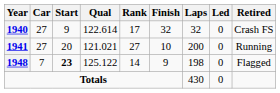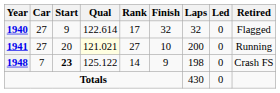(254, 29) Crash FS -> (254, 29) Flagged
(100, 46) no background -> (100, 46) lightyellow background
(254, 63) Flagged -> (254, 63) Crash FS
